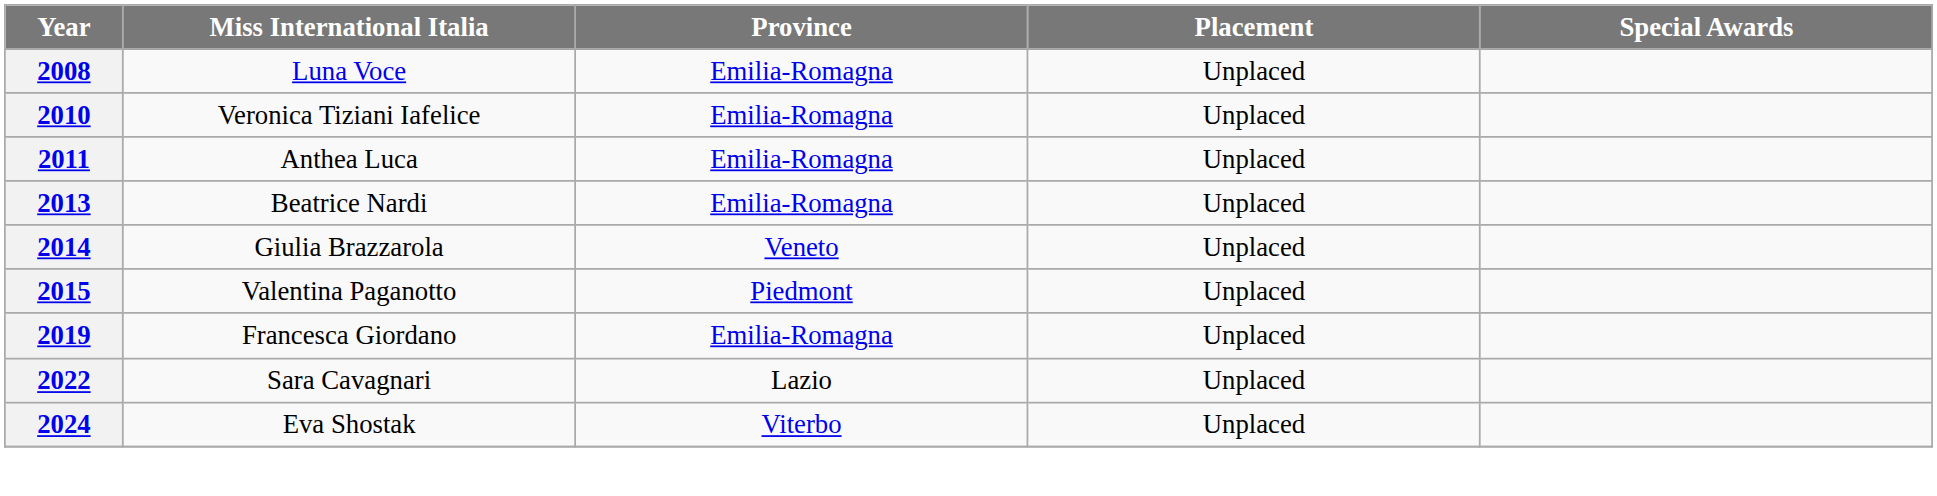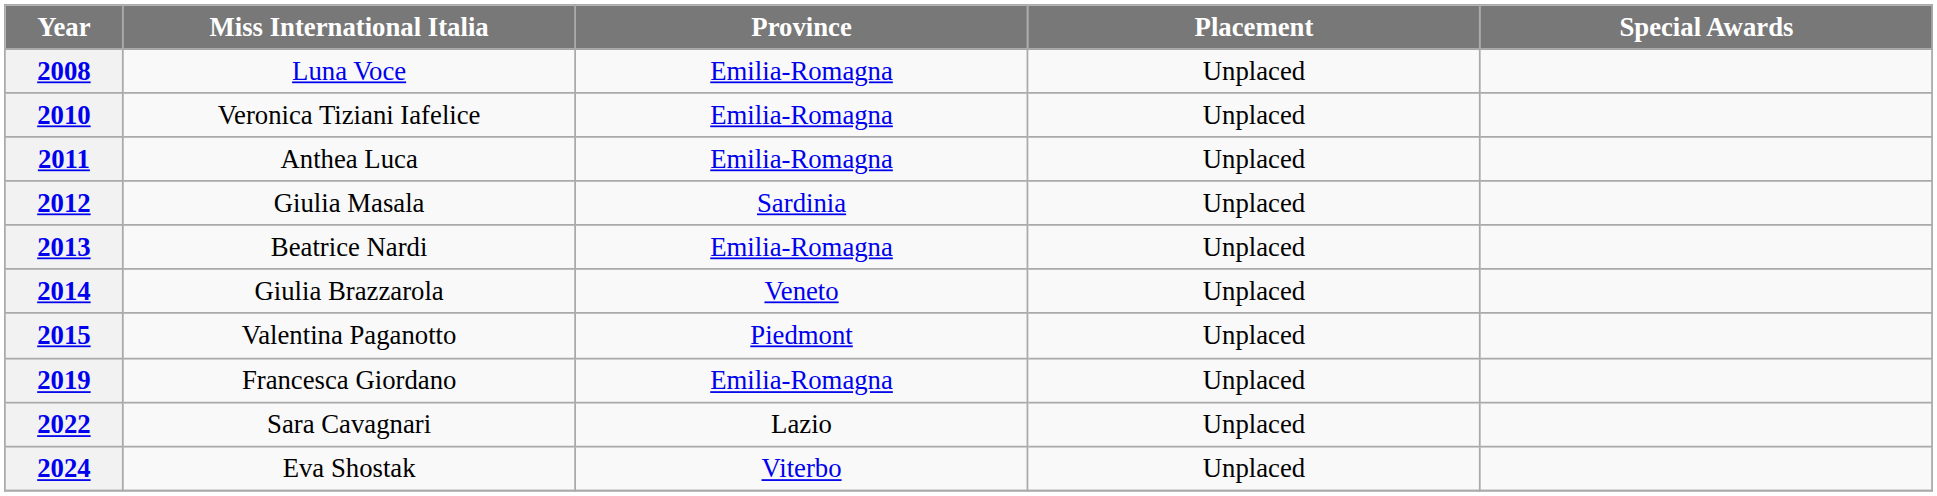+ row: (64, 203)
